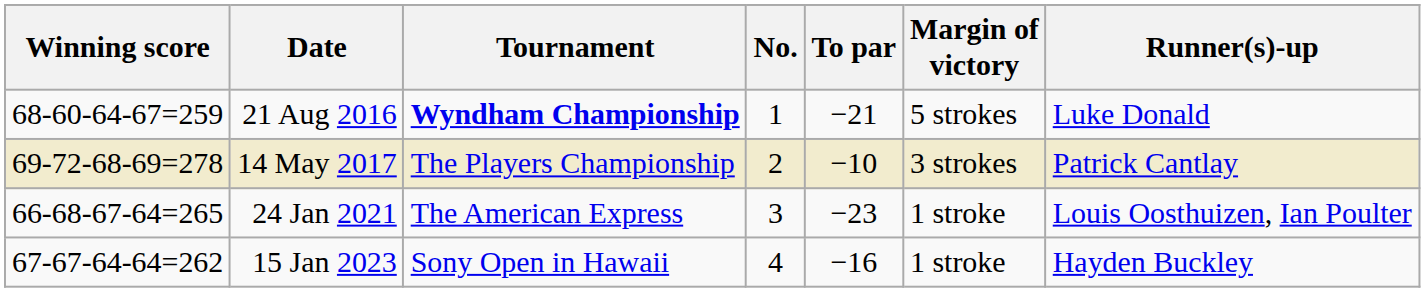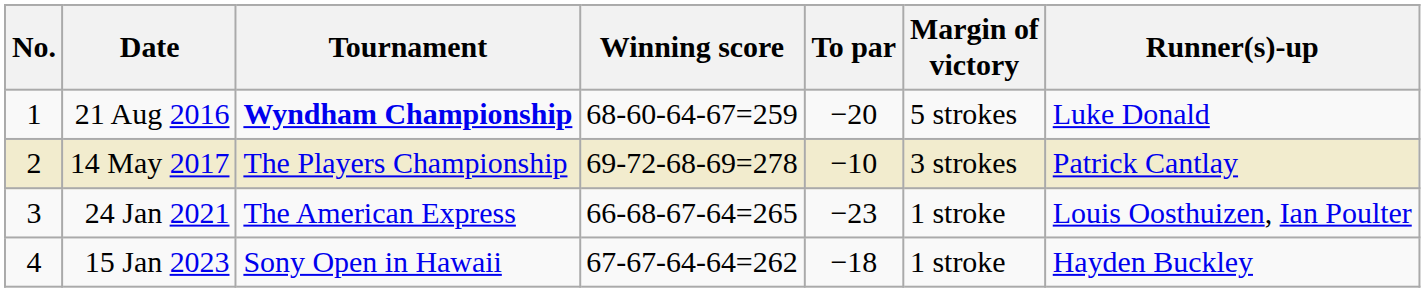columns swapped: (776, 47) <-> (118, 47)
(854, 114) −21 -> (854, 114) −20
(854, 262) −16 -> (854, 262) −18
